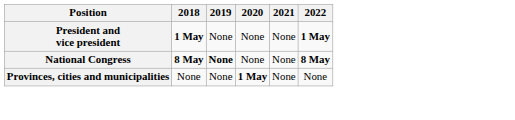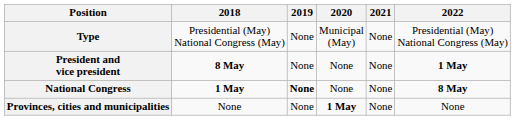+ row: (88, 36)
(189, 36) 1 May -> (230, 65) 8 May
(189, 59) 8 May -> (230, 89) 1 May
